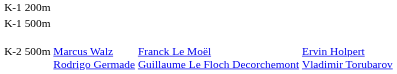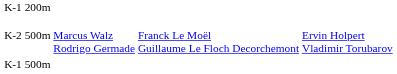rows swapped: (27, 23) <-> (27, 51)
